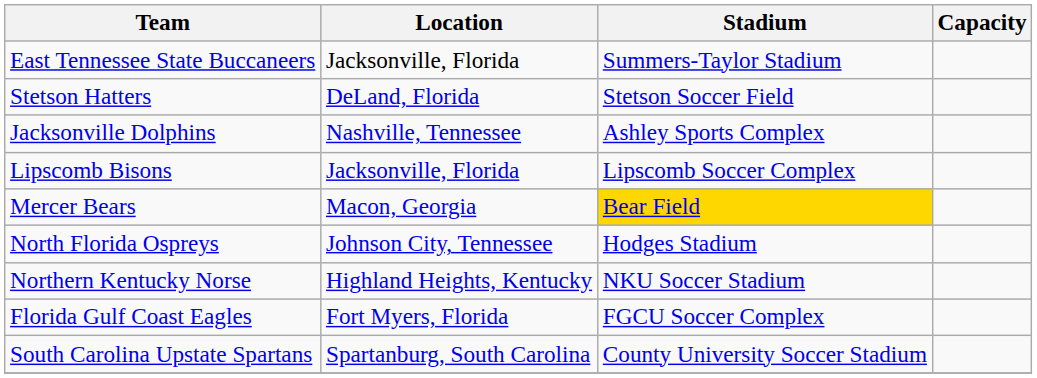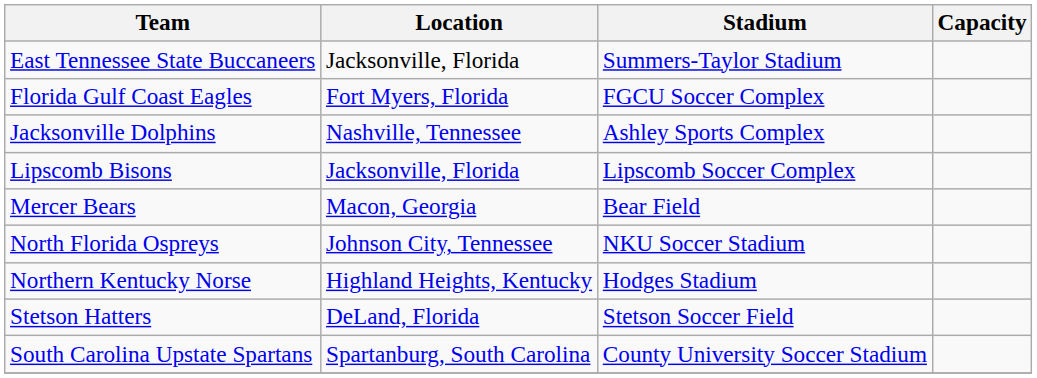rows swapped: (131, 317) <-> (81, 96)
(651, 206) gold background -> (651, 206) no background
(680, 243) Hodges Stadium -> (704, 243) NKU Soccer Stadium
(704, 280) NKU Soccer Stadium -> (680, 280) Hodges Stadium
